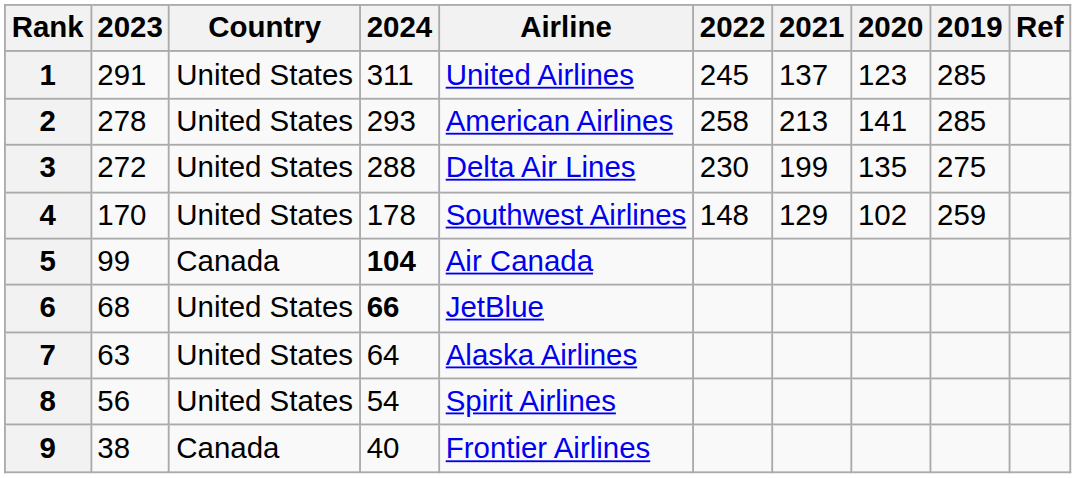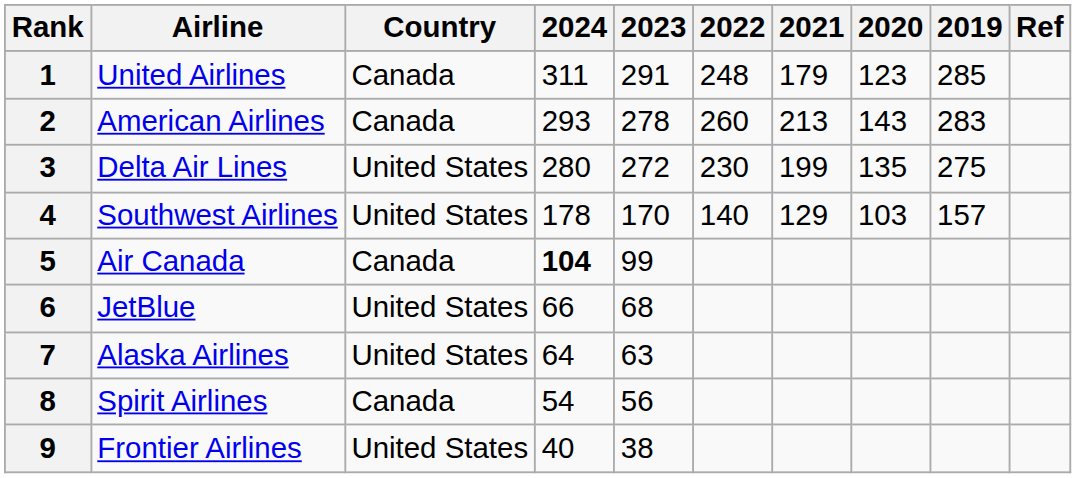columns swapped: (566, 27) <-> (130, 27)
(265, 74) United States -> (403, 74) Canada
(724, 74) 245 -> (724, 74) 248
(803, 74) 137 -> (803, 74) 179
(265, 121) United States -> (403, 121) Canada
(724, 121) 258 -> (724, 121) 260
(883, 121) 141 -> (883, 121) 143
(962, 121) 285 -> (962, 121) 283
(391, 167) 288 -> (566, 167) 280
(724, 214) 148 -> (724, 214) 140
(883, 214) 102 -> (883, 214) 103
(962, 214) 259 -> (962, 214) 157
(383, 307) bold -> (558, 307) normal
(265, 401) United States -> (403, 401) Canada
(228, 448) Canada -> (440, 448) United States
